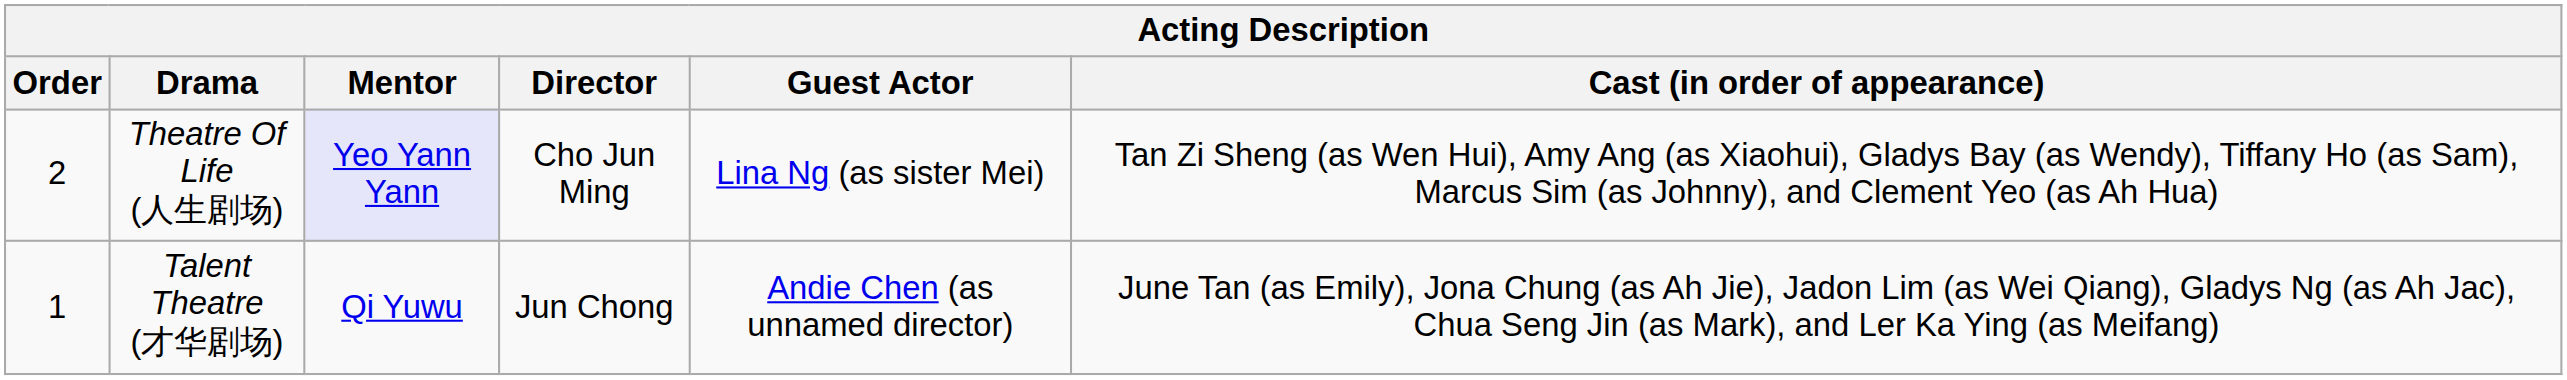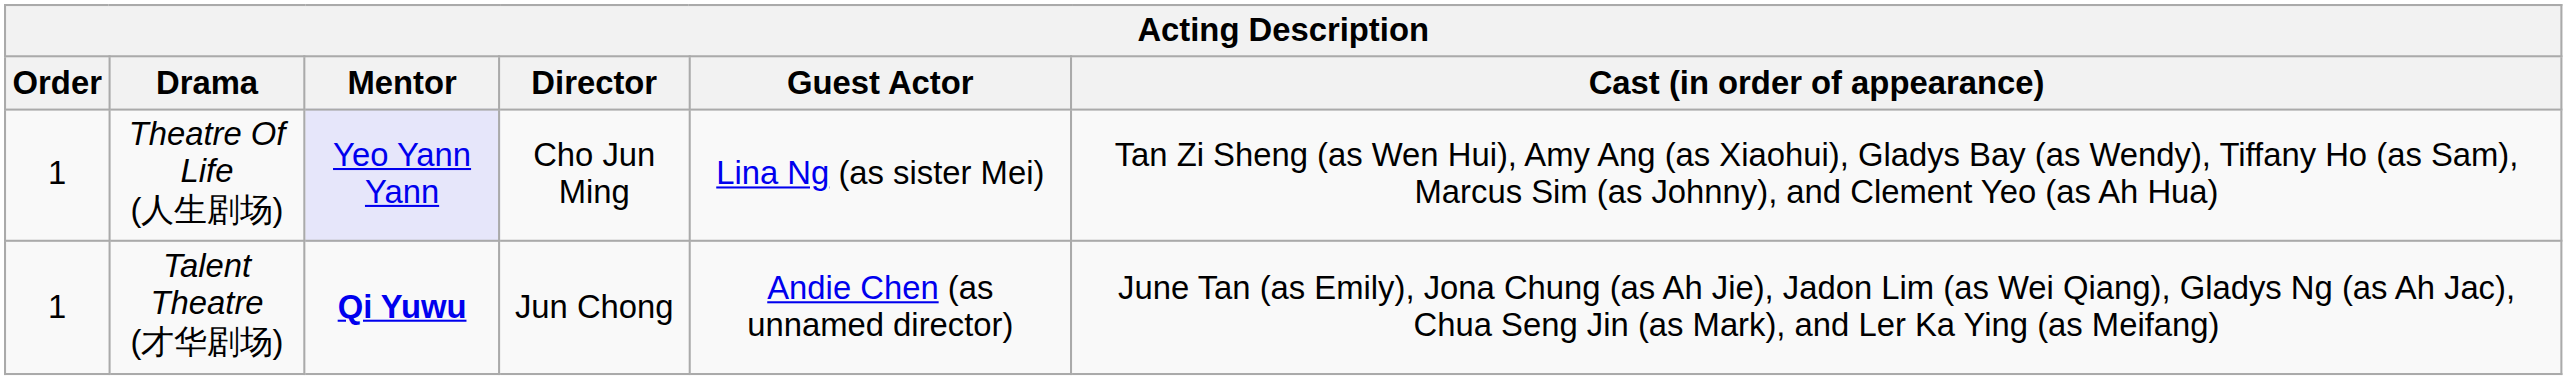(57, 174) 2 -> (57, 174) 1
(402, 306) normal -> (402, 306) bold
